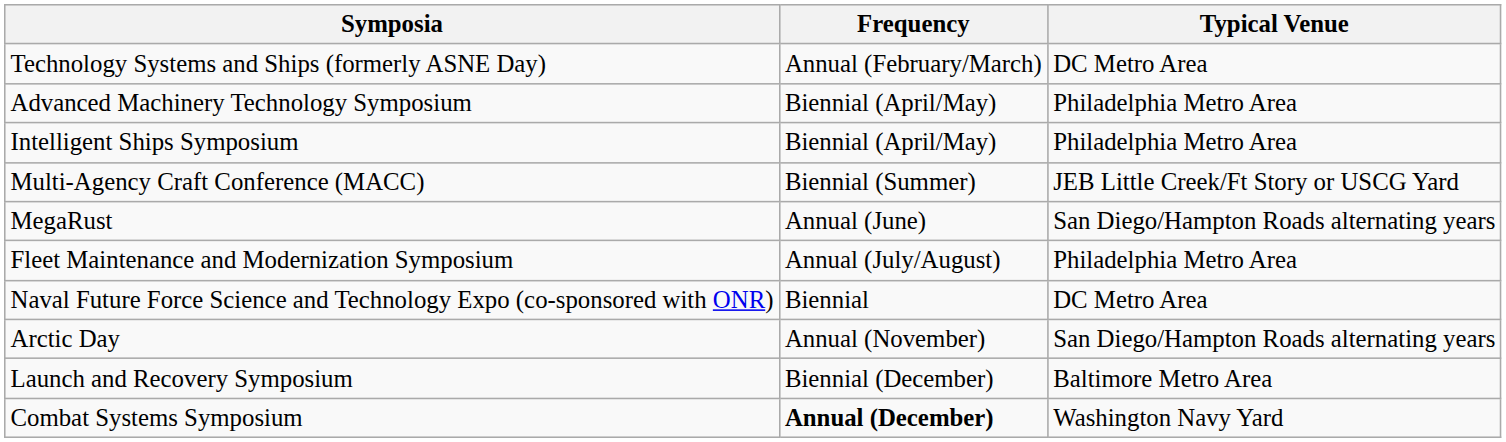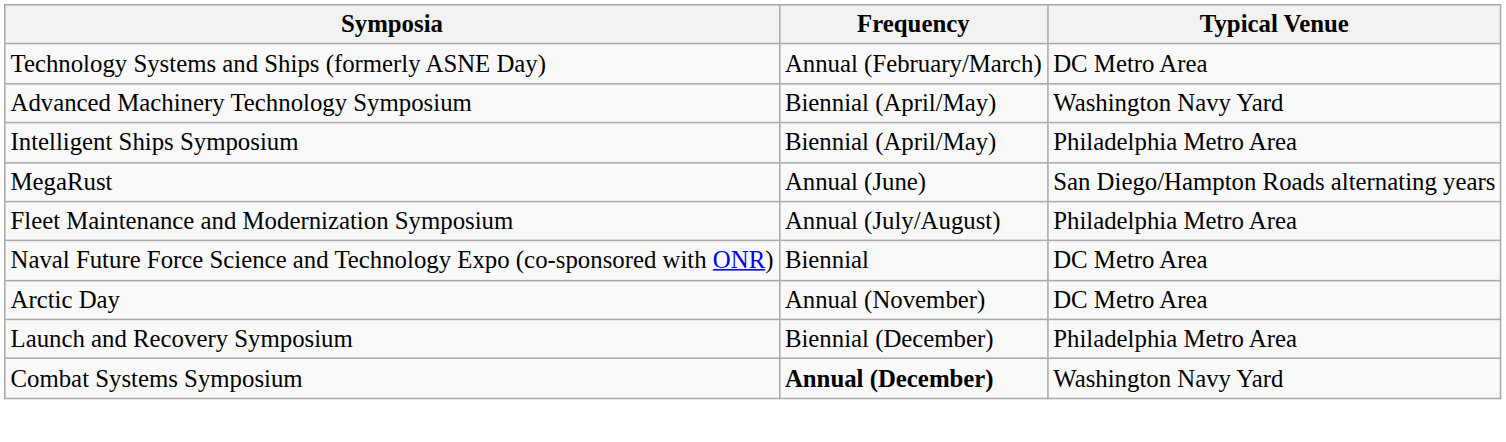(1175, 102) Philadelphia Metro Area -> (1168, 102) Washington Navy Yard
- row: (217, 181)
(1274, 338) San Diego/Hampton Roads alternating years -> (1130, 299) DC Metro Area
(1163, 378) Baltimore Metro Area -> (1175, 338) Philadelphia Metro Area
